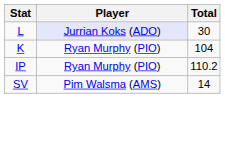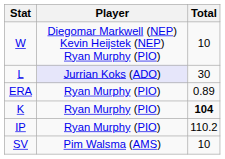+ row: (21, 43)
+ row: (21, 91)
(204, 48) normal -> (204, 109) bold
(204, 84) 14 -> (204, 145) 10
